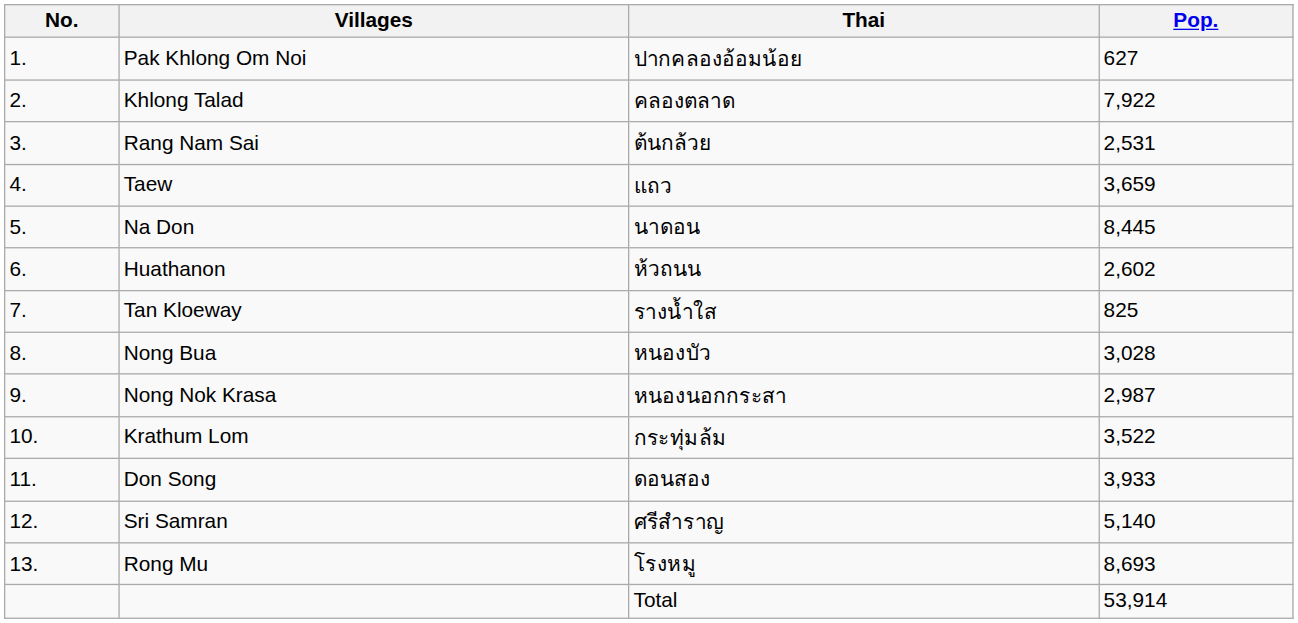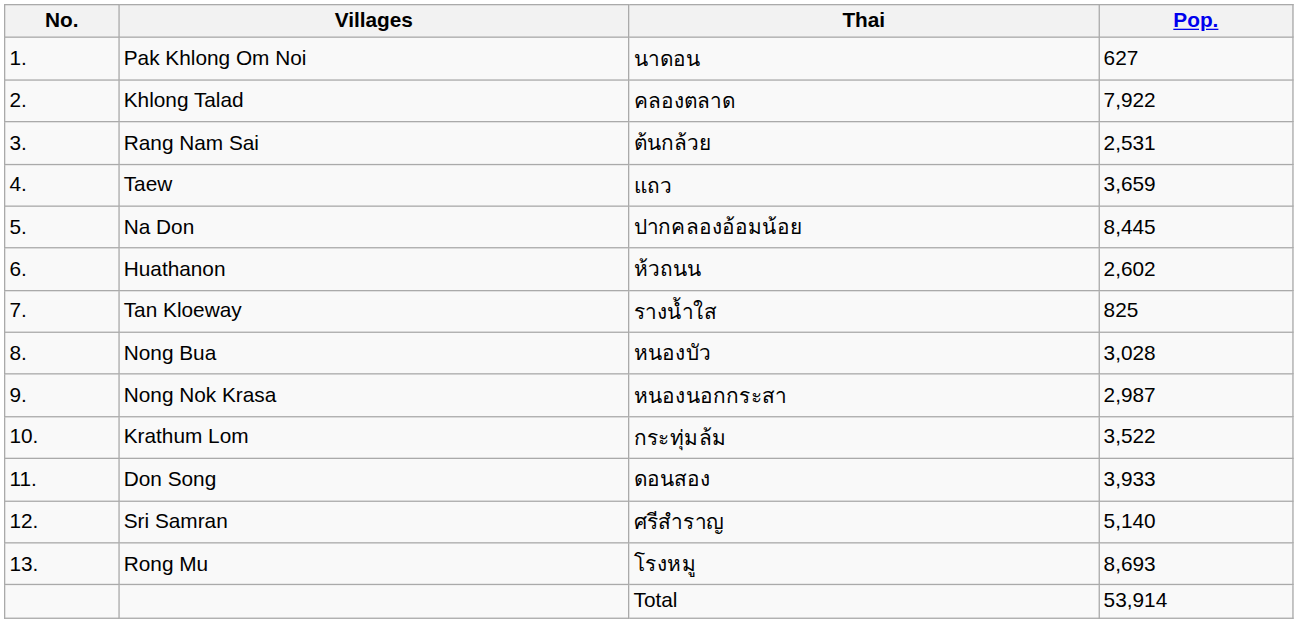(717, 59) ปากคลองอ้อมน้อย -> (667, 59) นาดอน
(667, 227) นาดอน -> (717, 227) ปากคลองอ้อมน้อย
